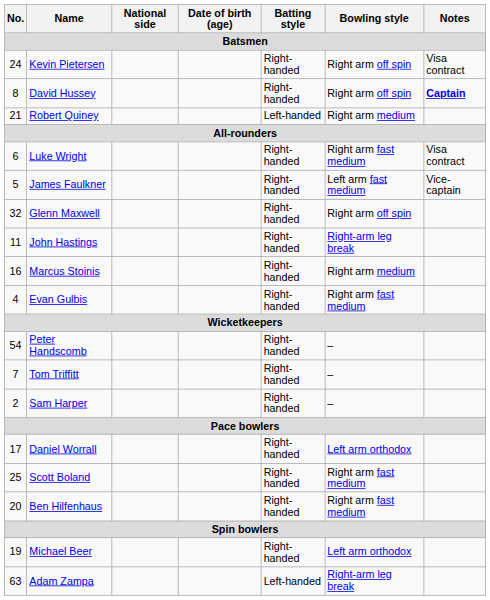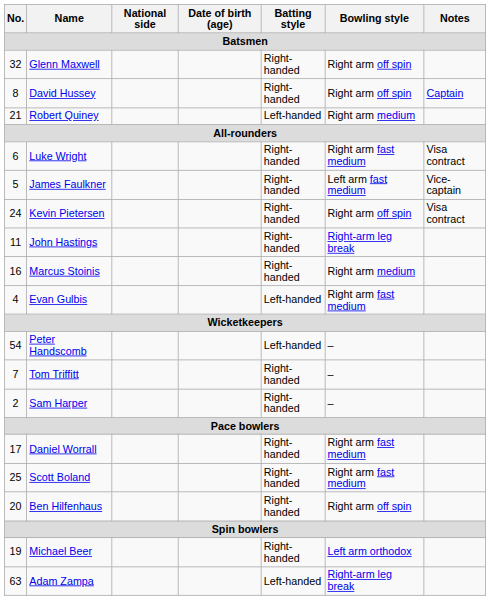rows swapped: (67, 64) <-> (65, 213)
(446, 93) bold -> (445, 93) normal
(282, 299) Right-handed -> (292, 299) Left-handed
(282, 345) Right-handed -> (292, 345) Left-handed
(369, 448) Left arm orthodox -> (361, 448) Right arm fast medium
(361, 506) Right arm fast medium -> (369, 506) Right arm off spin
